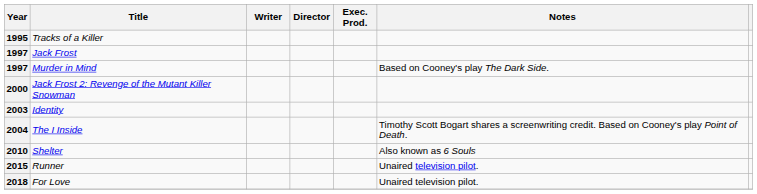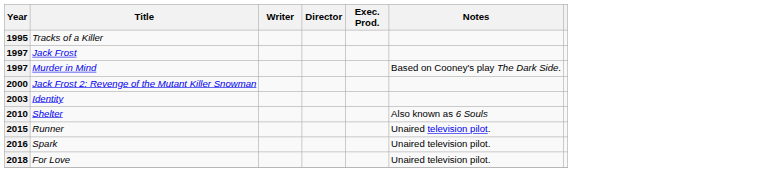- row: (17, 130)
+ row: (17, 144)
